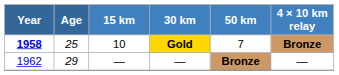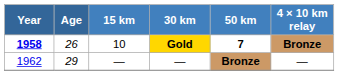(71, 44) 25 -> (71, 44) 26
(241, 44) normal -> (241, 44) bold
